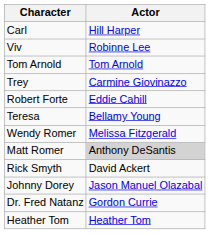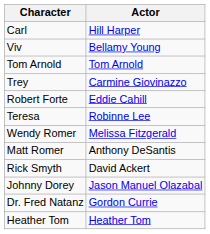(120, 47) Robinne Lee -> (125, 47) Bellamy Young
(125, 116) Bellamy Young -> (120, 116) Robinne Lee
(132, 151) lightgrey background -> (132, 151) no background
